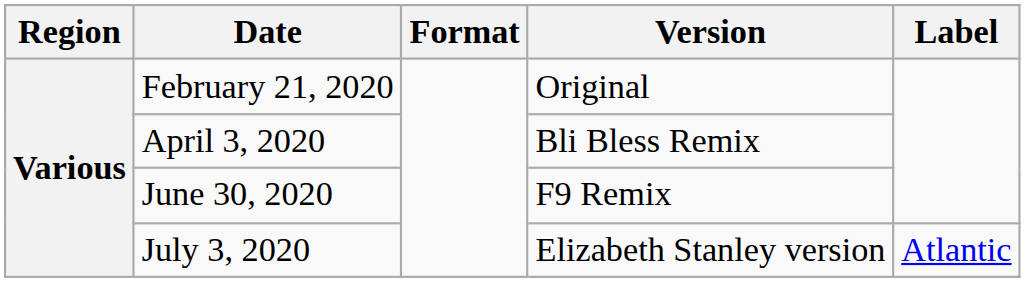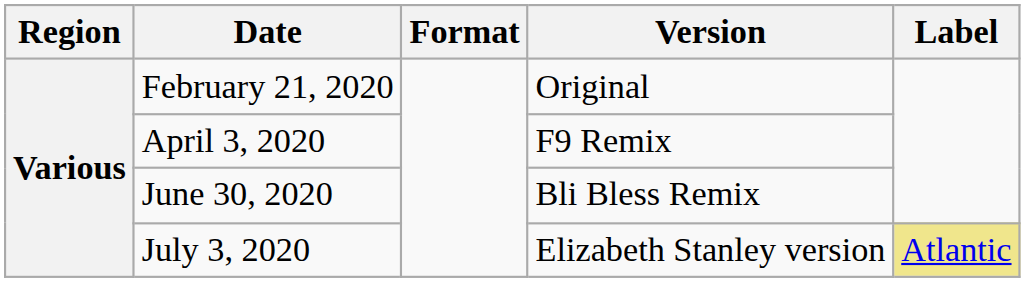(648, 140) Bli Bless Remix -> (604, 140) F9 Remix
(604, 194) F9 Remix -> (648, 194) Bli Bless Remix
(956, 248) no background -> (956, 248) khaki background
